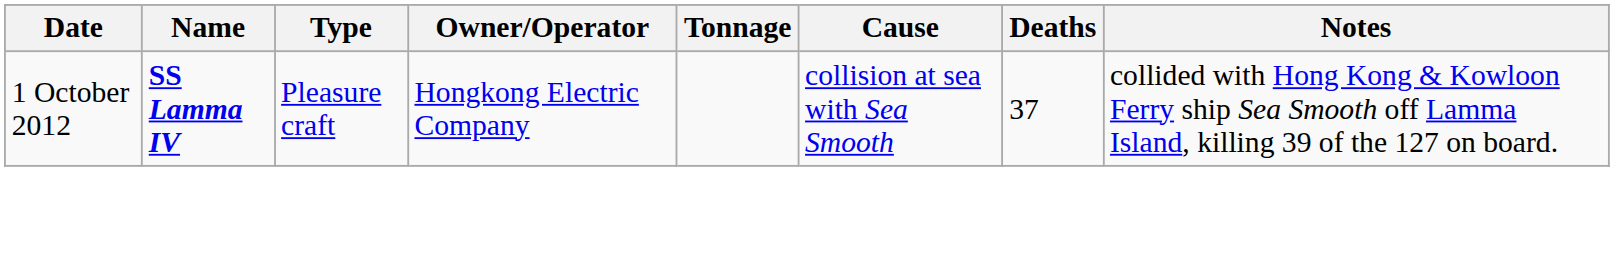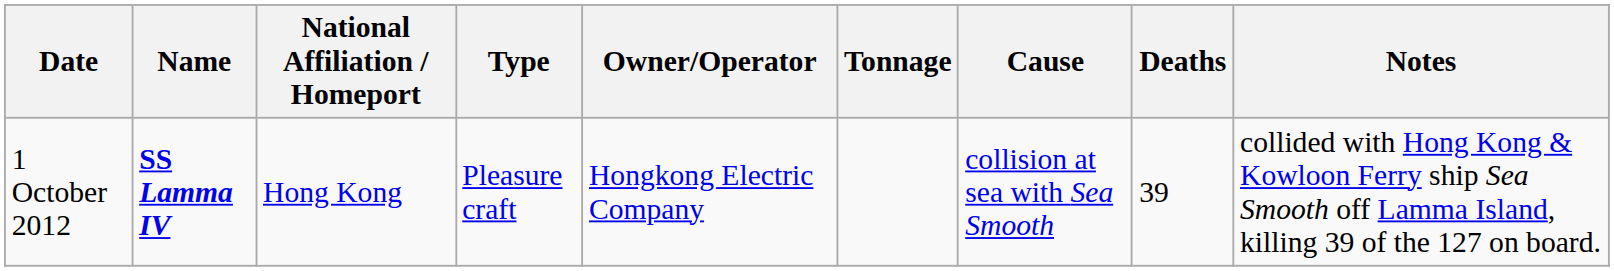+ column: (356, 61)
(1024, 108) 37 -> (1154, 191) 39
